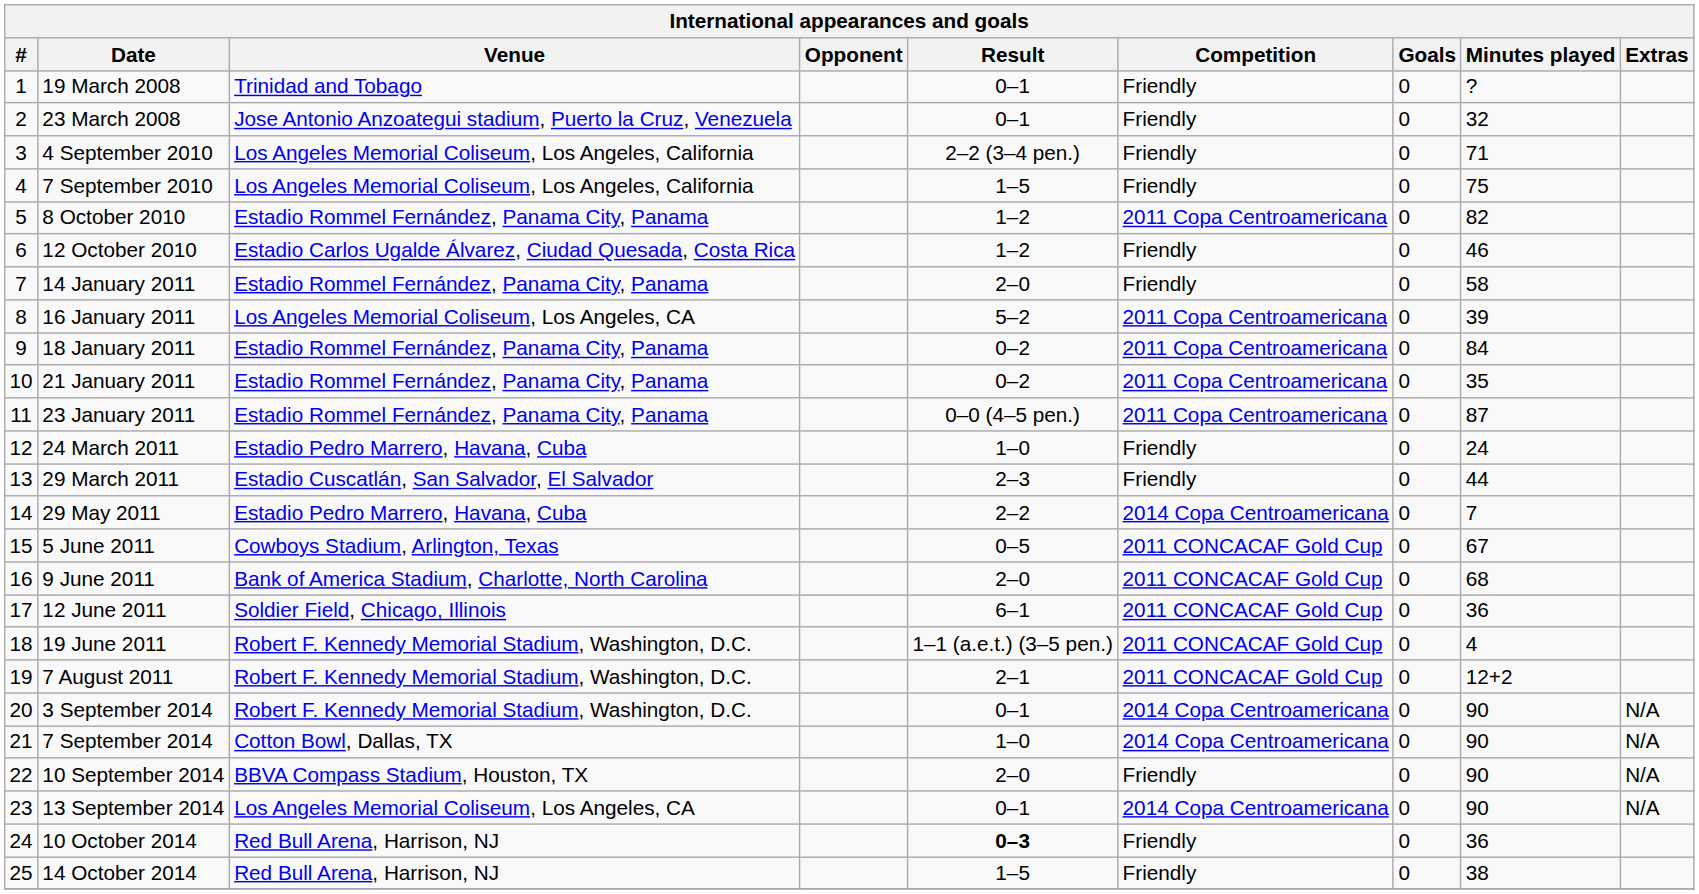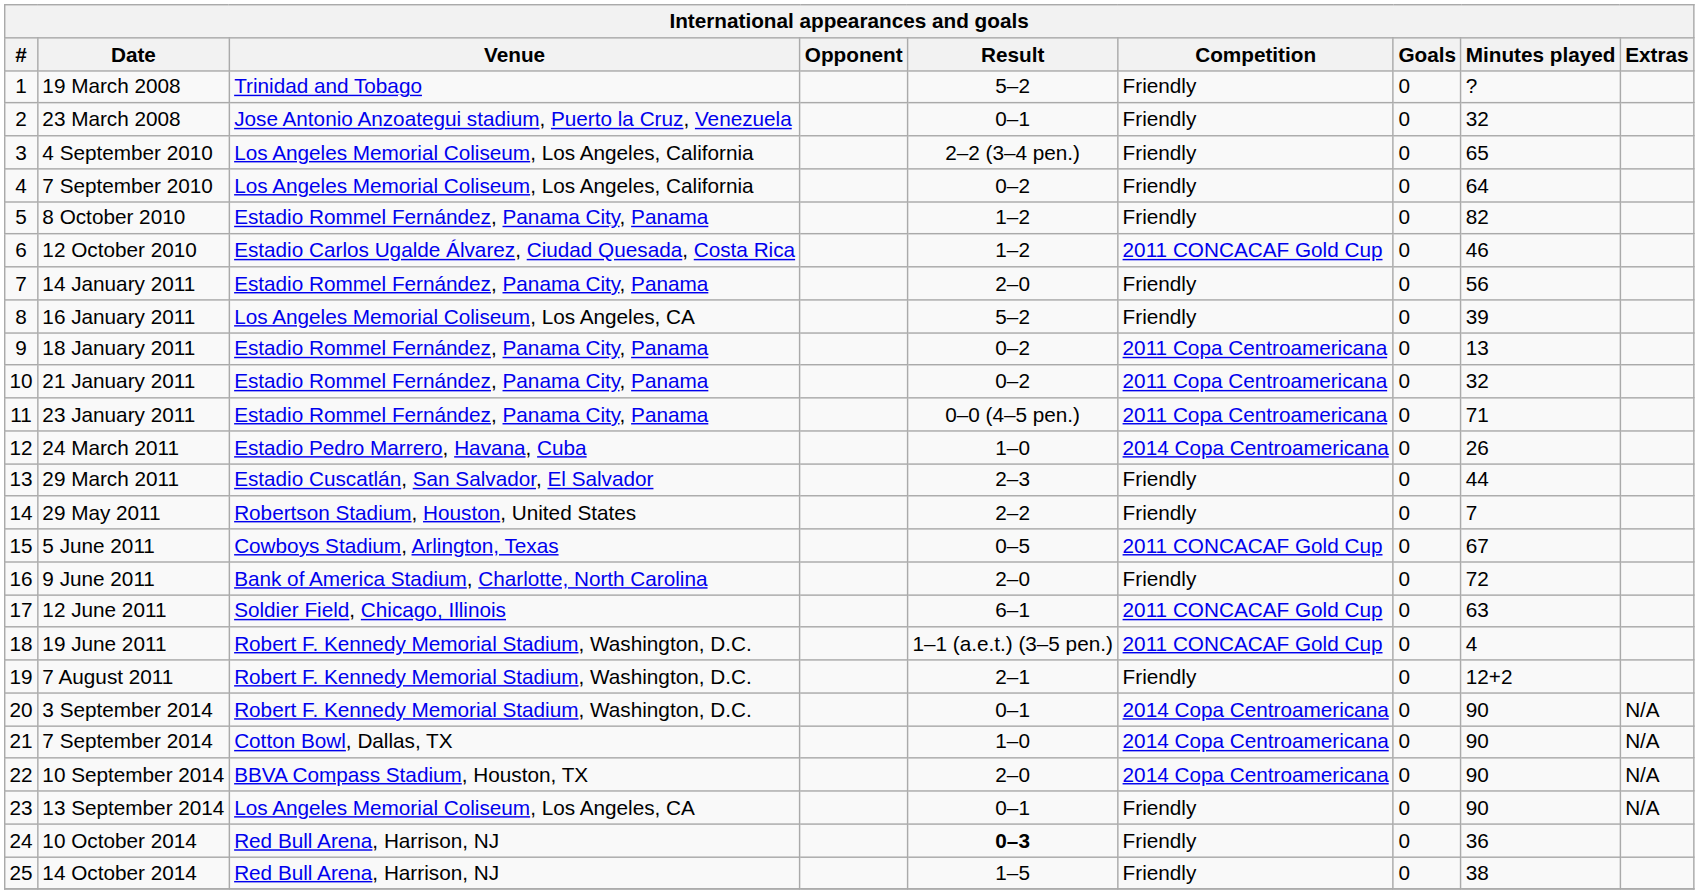(1013, 87) 0–1 -> (1013, 87) 5–2
(1477, 153) 71 -> (1477, 153) 65
(1013, 185) 1–5 -> (1013, 185) 0–2
(1477, 185) 75 -> (1477, 185) 64
(1255, 218) 2011 Copa Centroamericana -> (1159, 218) Friendly
(1159, 251) Friendly -> (1253, 251) 2011 CONCACAF Gold Cup
(1477, 284) 58 -> (1477, 284) 56
(1255, 316) 2011 Copa Centroamericana -> (1159, 316) Friendly
(1477, 349) 84 -> (1477, 349) 13
(1477, 382) 35 -> (1477, 382) 32
(1477, 415) 87 -> (1477, 415) 71
(1159, 447) Friendly -> (1256, 447) 2014 Copa Centroamericana
(1477, 447) 24 -> (1477, 447) 26
(410, 513) Estadio Pedro Marrero, Havana, Cuba -> (435, 513) Robertson Stadium, Houston, United States
(1256, 513) 2014 Copa Centroamericana -> (1159, 513) Friendly
(1253, 578) 2011 CONCACAF Gold Cup -> (1159, 578) Friendly
(1477, 578) 68 -> (1477, 578) 72
(1477, 611) 36 -> (1477, 611) 63
(1253, 677) 2011 CONCACAF Gold Cup -> (1159, 677) Friendly
(1159, 775) Friendly -> (1256, 775) 2014 Copa Centroamericana
(1256, 808) 2014 Copa Centroamericana -> (1159, 808) Friendly
